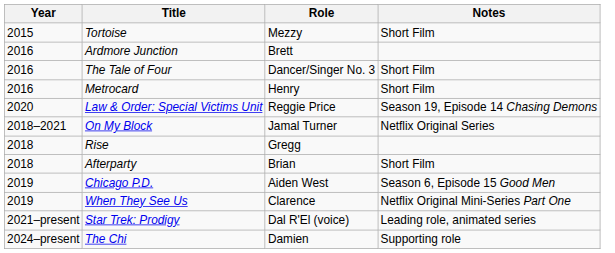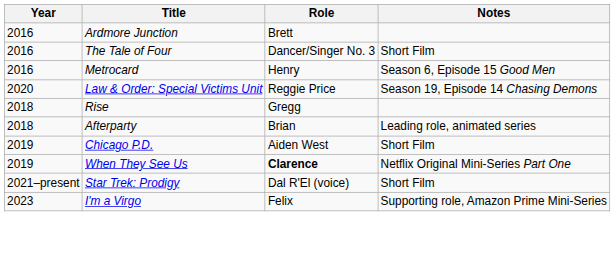- row: (106, 32)
(408, 88) Short Film -> (468, 70) Season 6, Episode 15 Good Men
- row: (119, 126)
(408, 164) Short Film -> (458, 126) Leading role, animated series
(468, 182) Season 6, Episode 15 Good Men -> (408, 145) Short Film
(292, 201) normal -> (293, 164) bold
(458, 220) Leading role, animated series -> (408, 182) Short Film
+ row: (113, 201)
- row: (106, 239)
